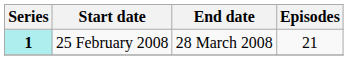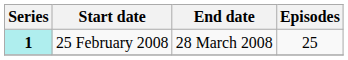(310, 42) 21 -> (310, 42) 25
